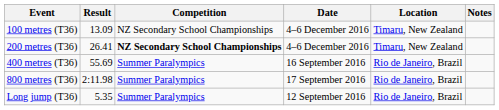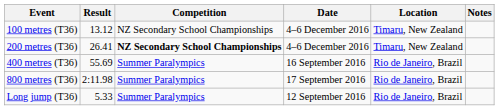(101, 29) 13.09 -> (101, 29) 13.12
(104, 97) 5.35 -> (104, 97) 5.33
